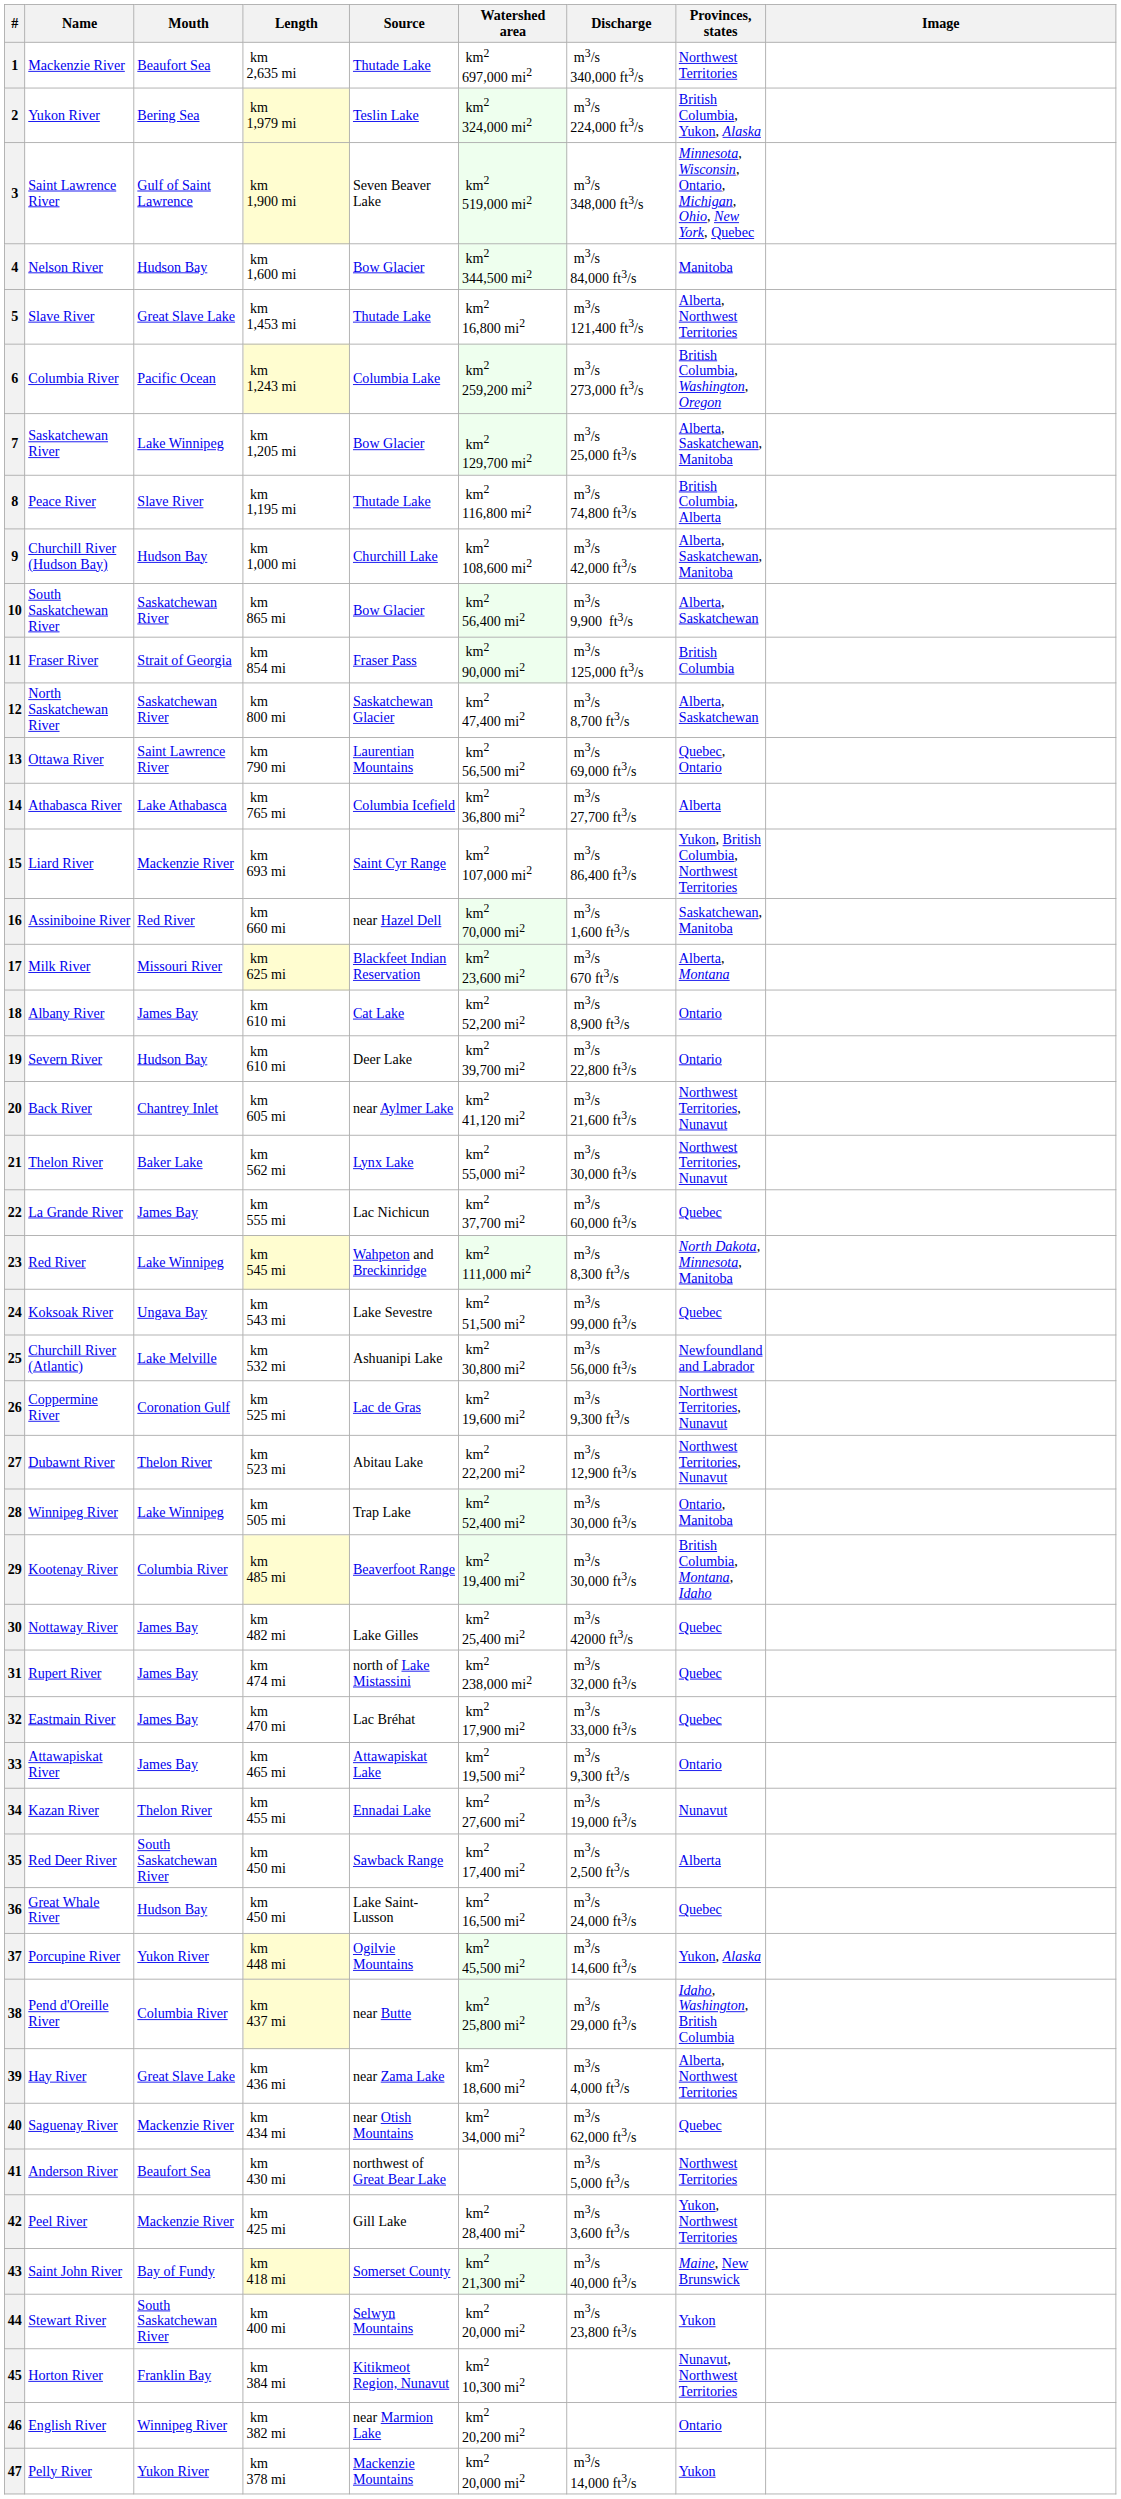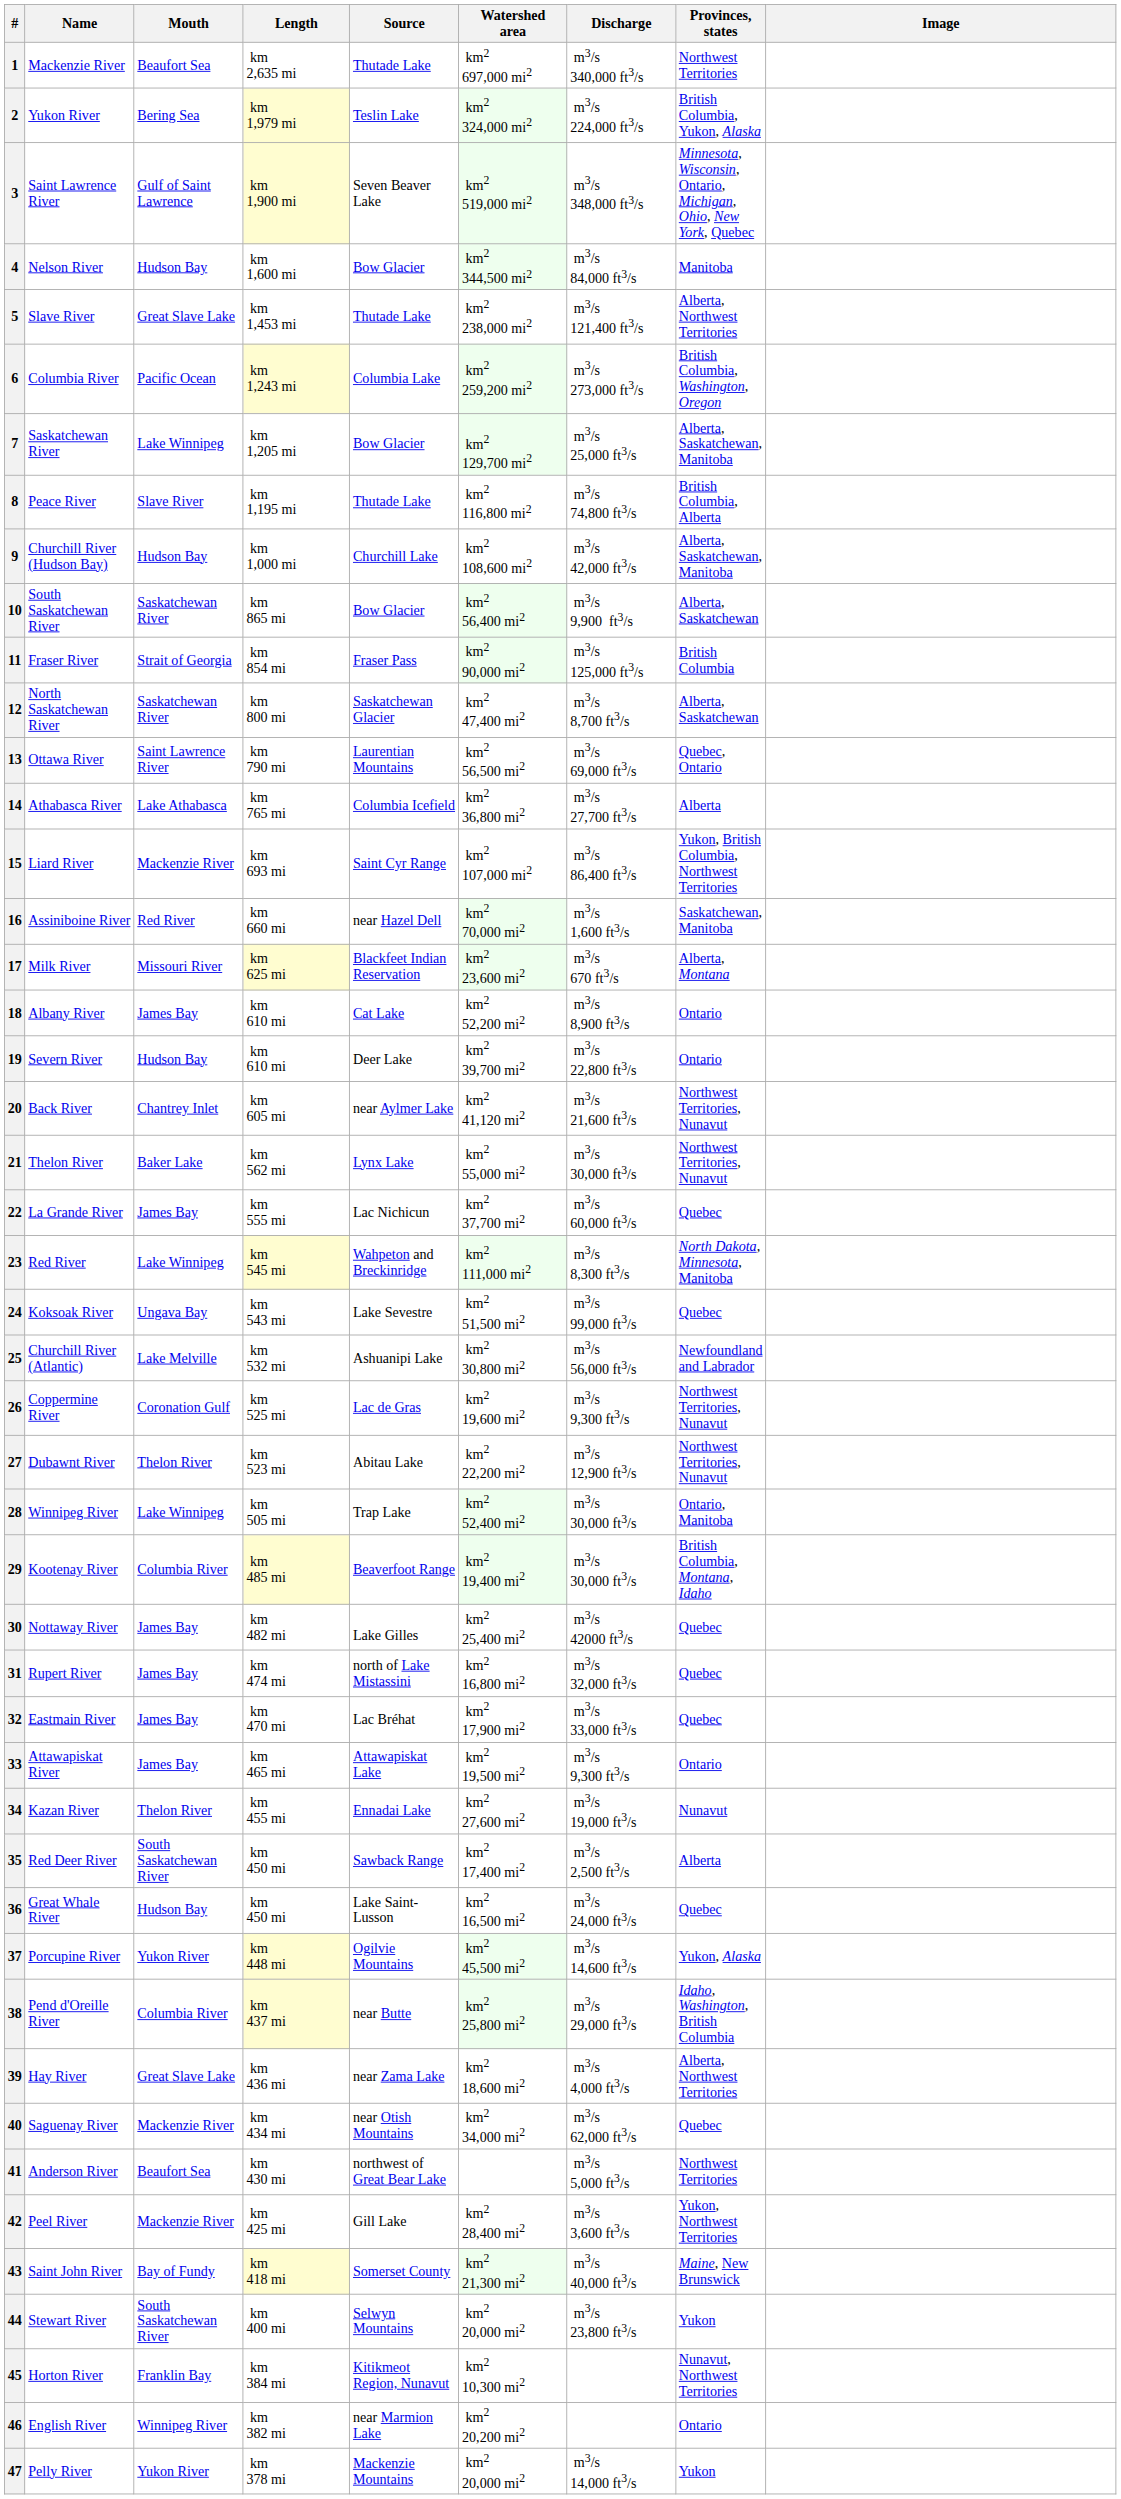(494, 316) km2 16,800 mi2 -> (497, 316) km2 238,000 mi2
(497, 1673) km2 238,000 mi2 -> (494, 1673) km2 16,800 mi2
